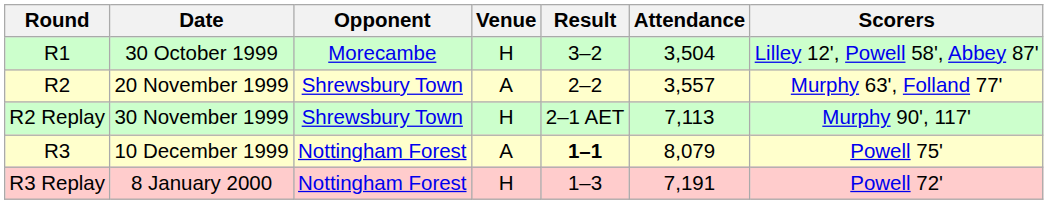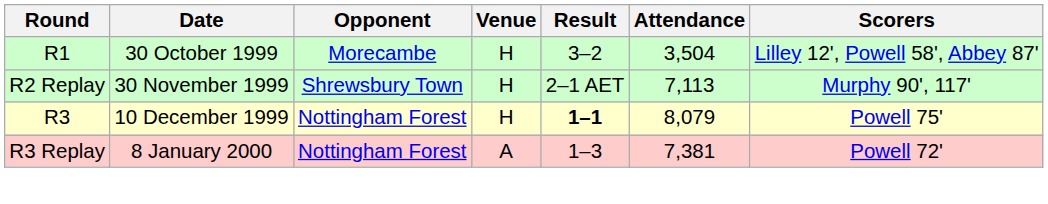- row: (202, 85)
(506, 150) A -> (506, 118) H
(506, 183) H -> (506, 150) A
(689, 183) 7,191 -> (689, 150) 7,381
